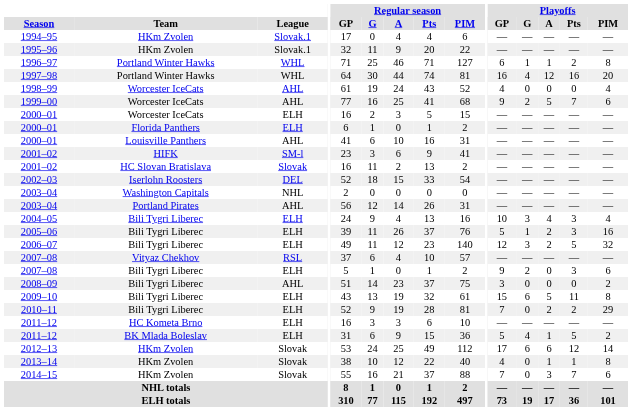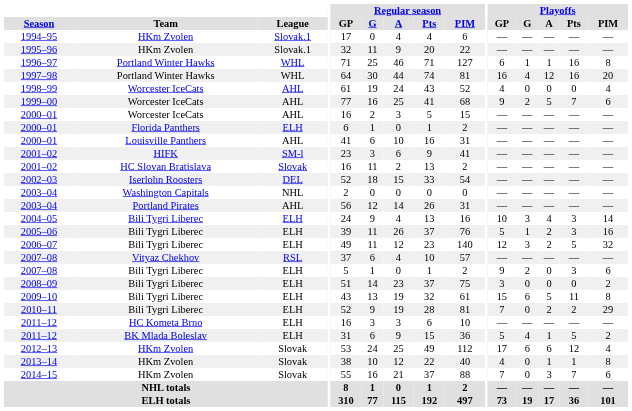(574, 62) 2 -> (574, 62) 16
(293, 114) ELH -> (293, 114) AHL
(608, 218) 4 -> (608, 218) 14
(293, 283) AHL -> (293, 283) ELH
(608, 348) 14 -> (608, 348) 4
